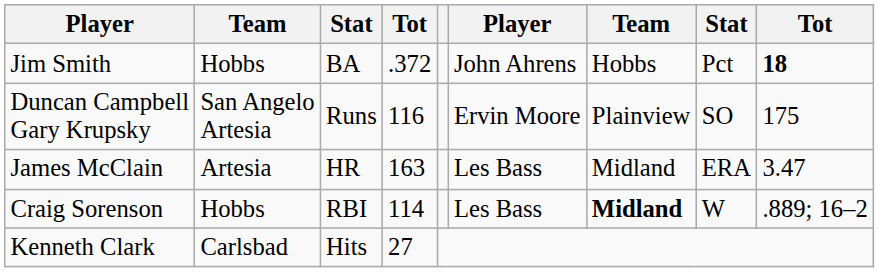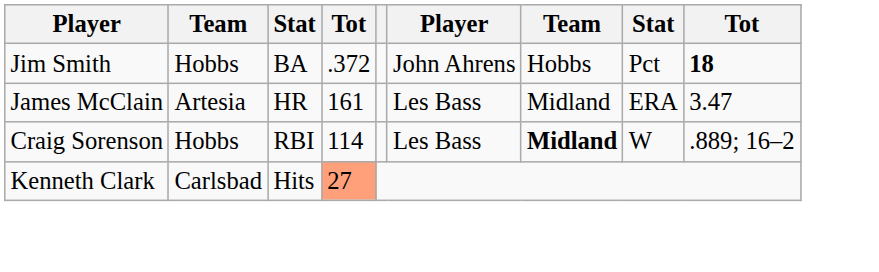- row: (100, 116)
(407, 168) 163 -> (346, 102) 161
(400, 247) no background -> (340, 180) lightsalmon background
